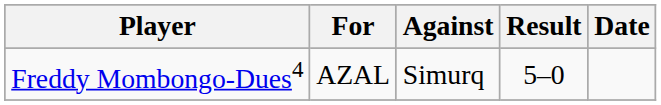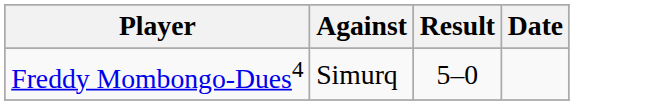- column: (353, 26)
